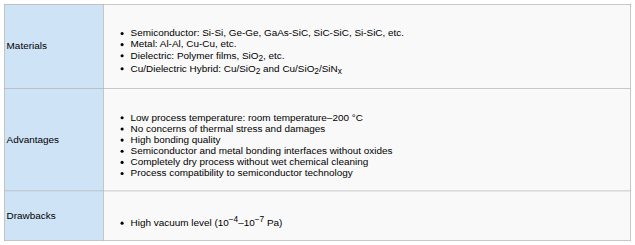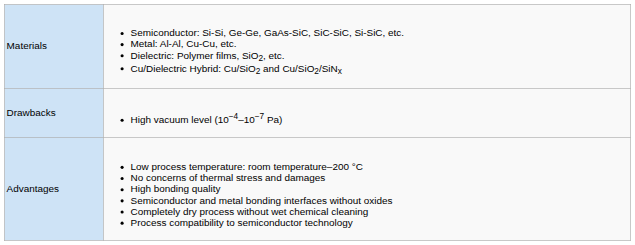rows swapped: (33, 139) <-> (31, 215)
